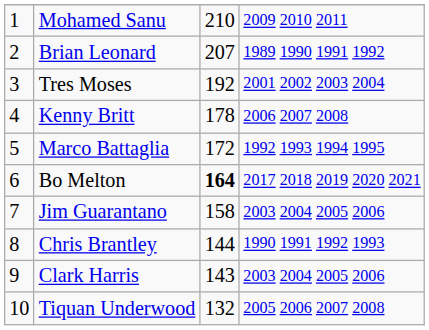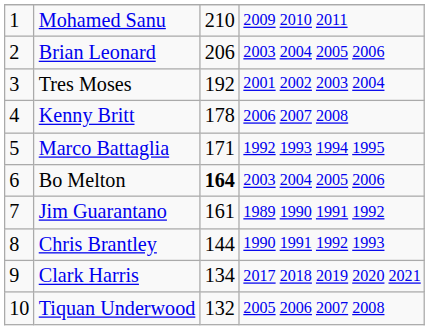(220, 52) 207 -> (220, 52) 206
(314, 52) 1989 1990 1991 1992 -> (314, 52) 2003 2004 2005 2006
(220, 148) 172 -> (220, 148) 171
(332, 180) 2017 2018 2019 2020 2021 -> (314, 180) 2003 2004 2005 2006
(220, 212) 158 -> (220, 212) 161
(314, 212) 2003 2004 2005 2006 -> (314, 212) 1989 1990 1991 1992
(220, 276) 143 -> (220, 276) 134
(314, 276) 2003 2004 2005 2006 -> (332, 276) 2017 2018 2019 2020 2021
